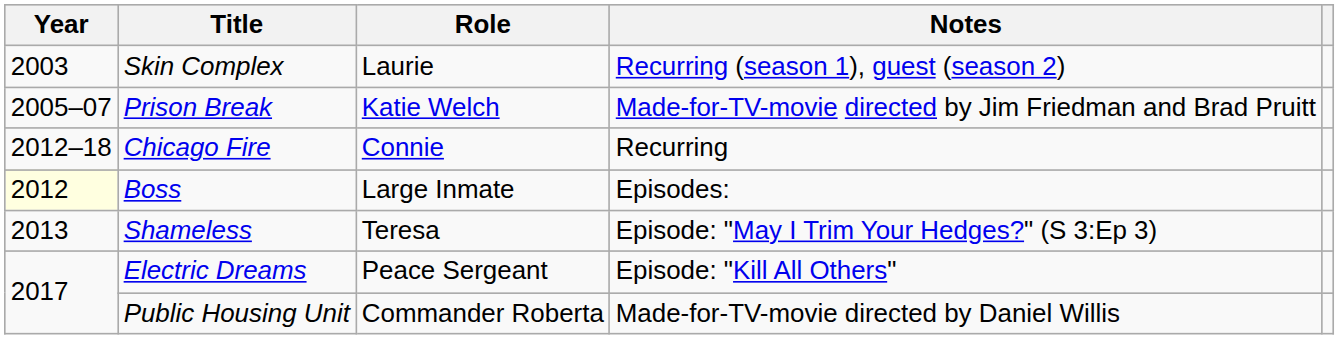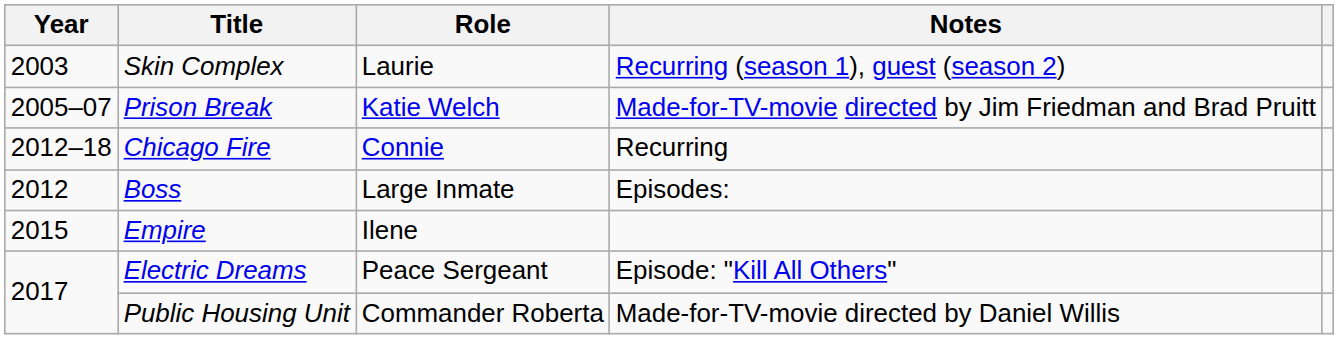(40, 189) lightyellow background -> (40, 189) no background
- row: (188, 230)
+ row: (165, 230)
